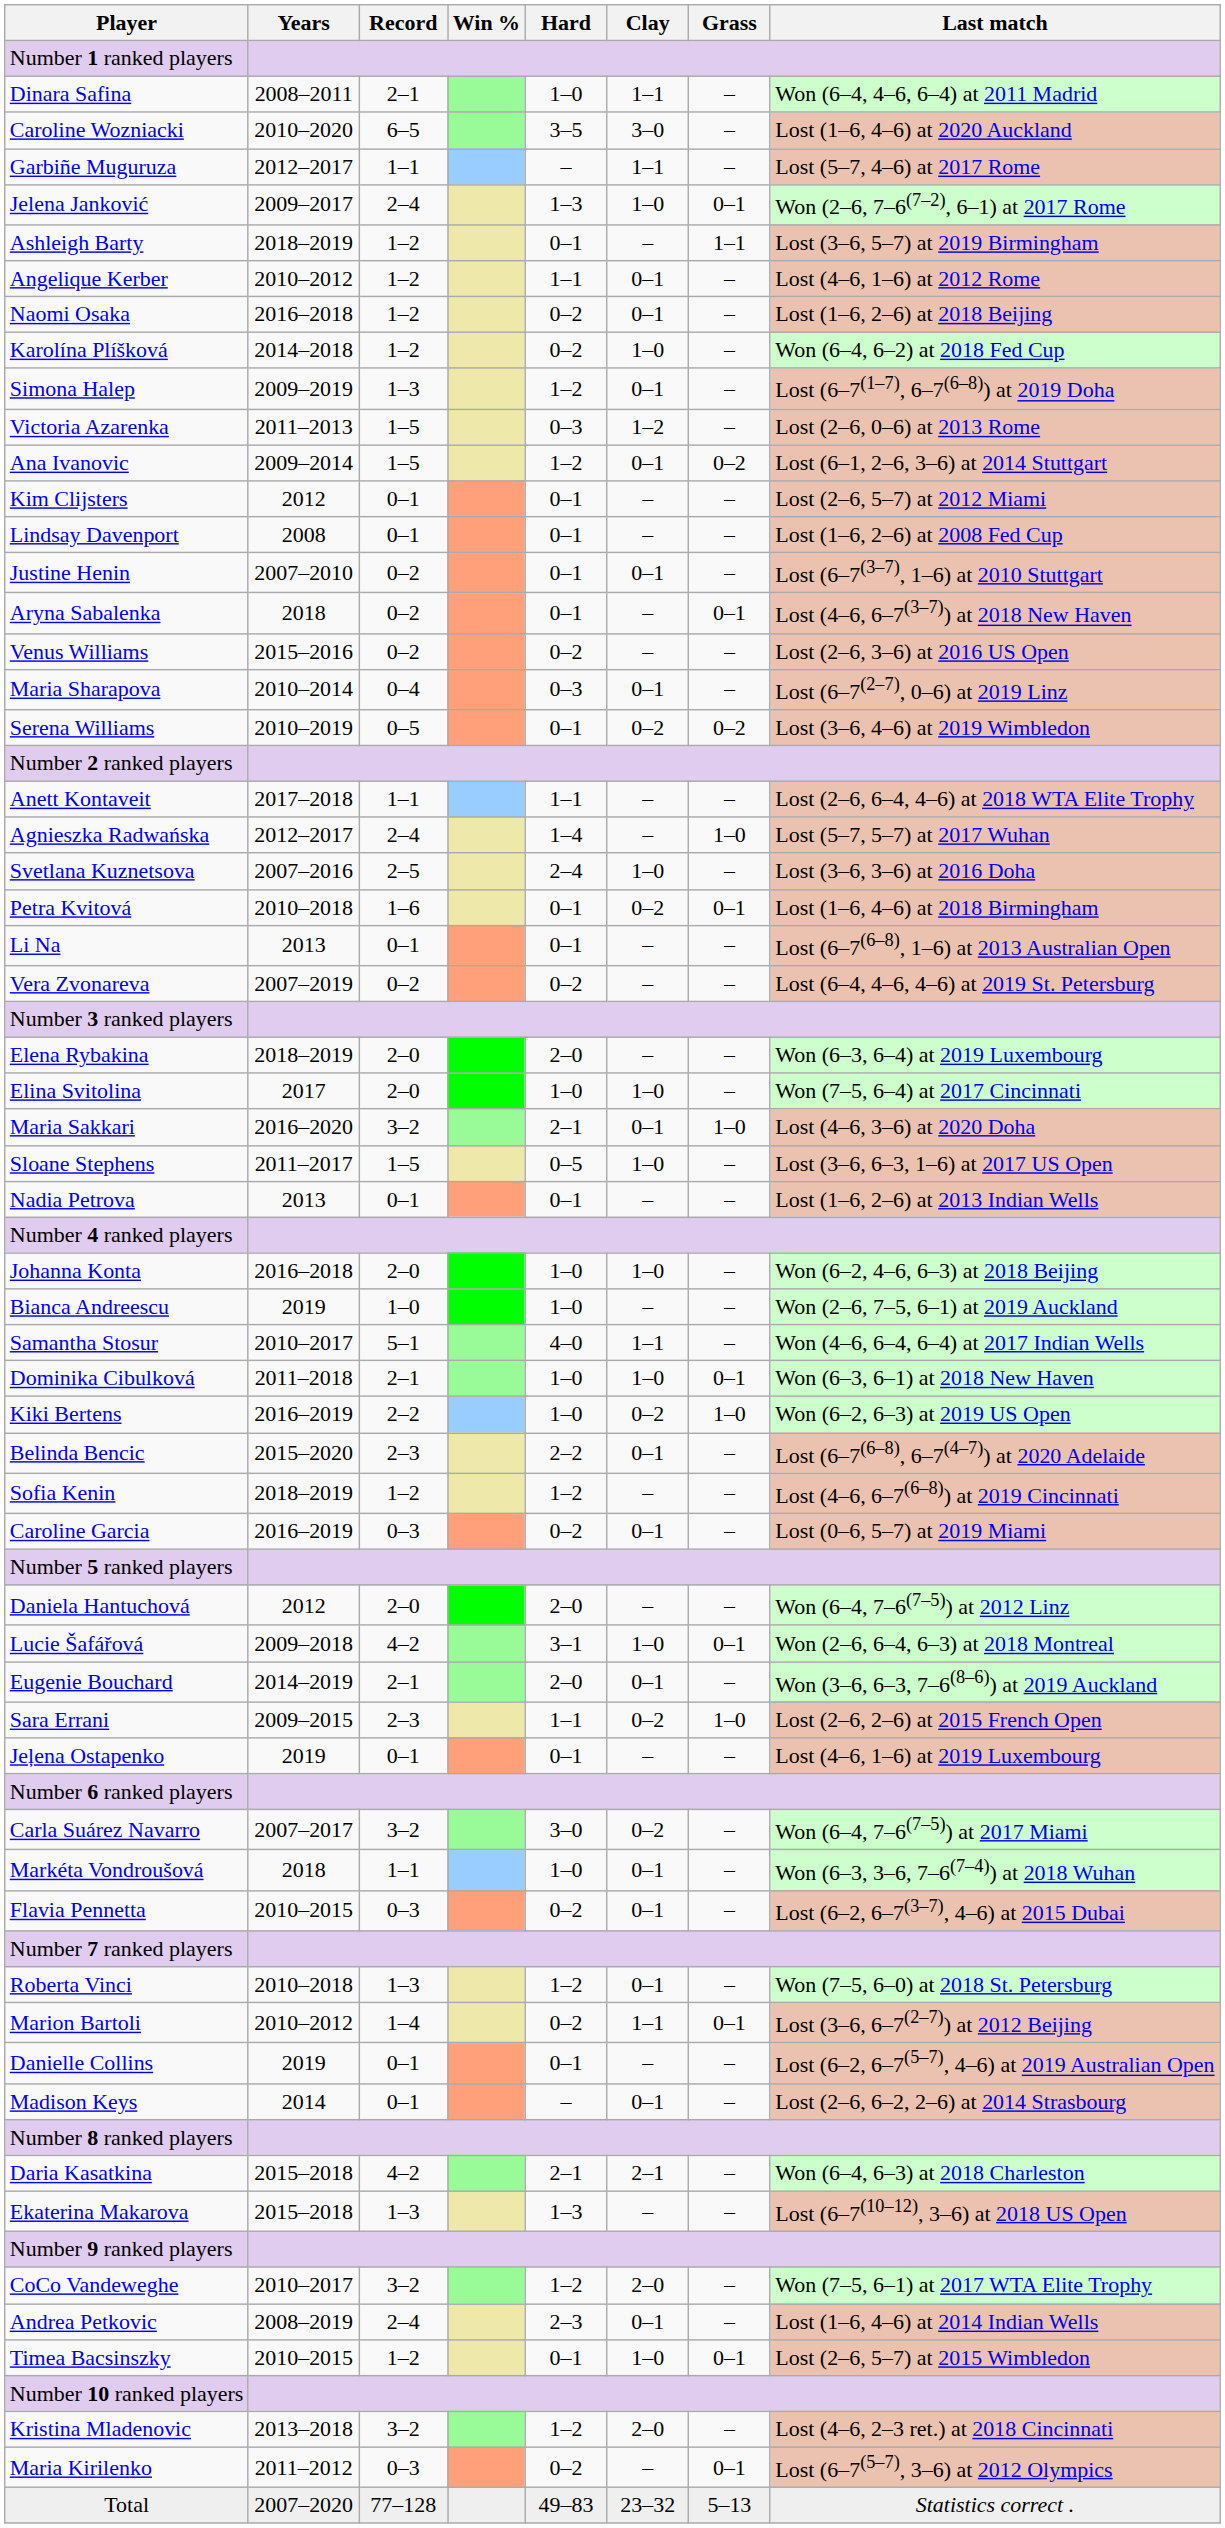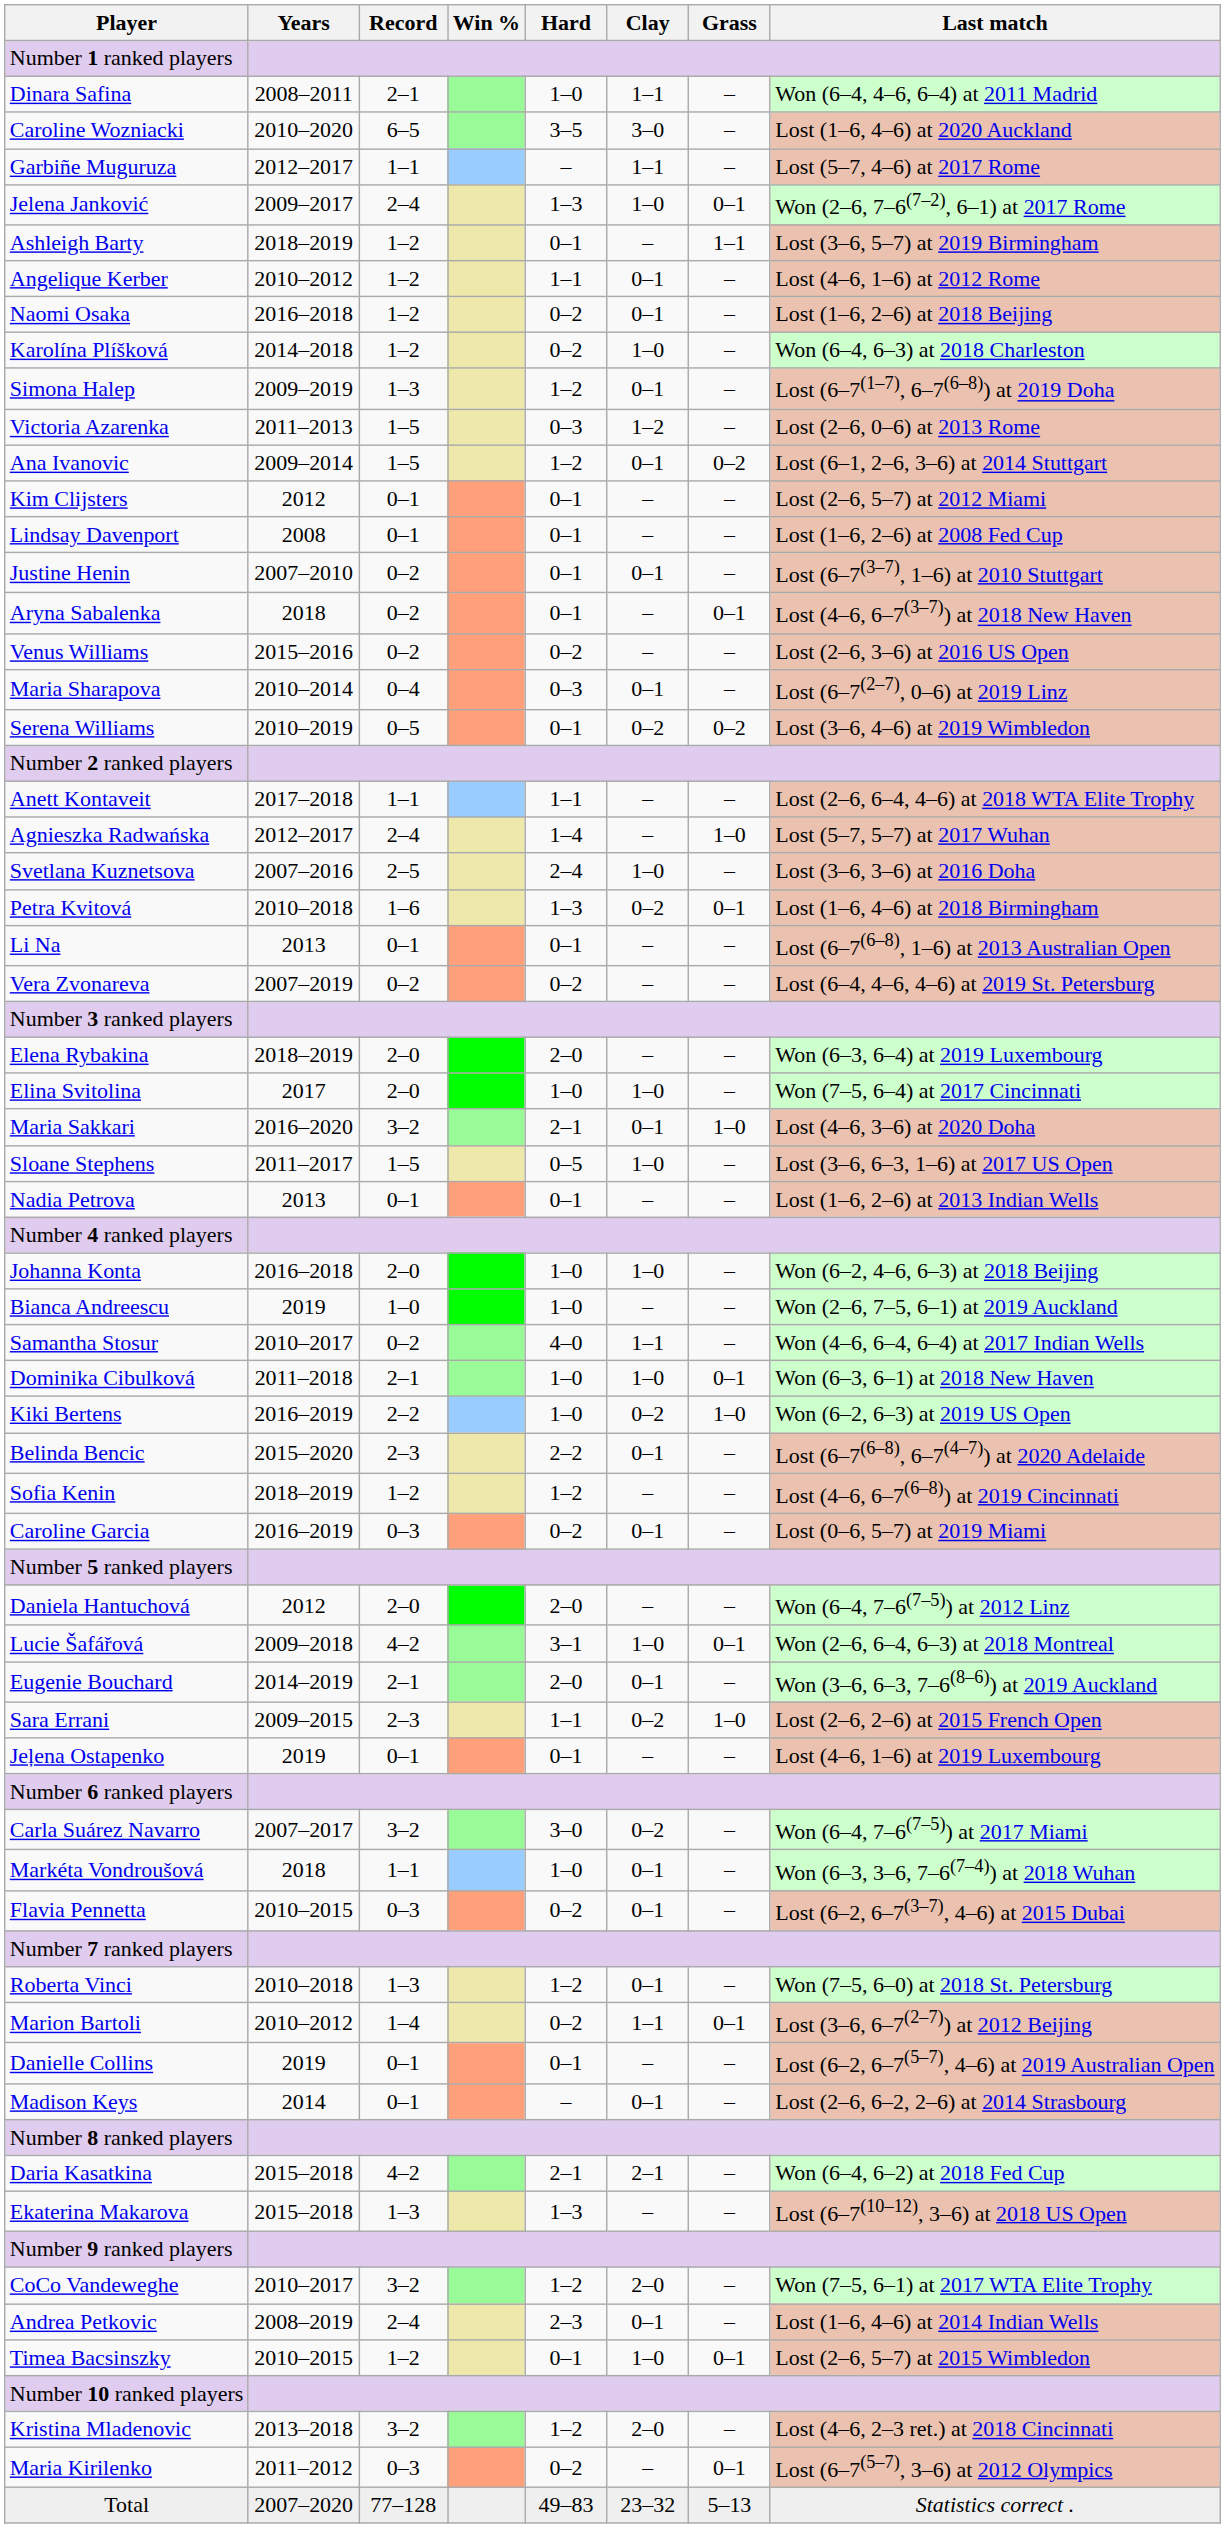(920, 350) Won (6–4, 6–2) at 2018 Fed Cup -> (930, 350) Won (6–4, 6–3) at 2018 Charleston
(566, 907) 0–1 -> (566, 907) 1–3
(403, 1342) 5–1 -> (403, 1342) 0–2
(930, 2173) Won (6–4, 6–3) at 2018 Charleston -> (920, 2173) Won (6–4, 6–2) at 2018 Fed Cup
